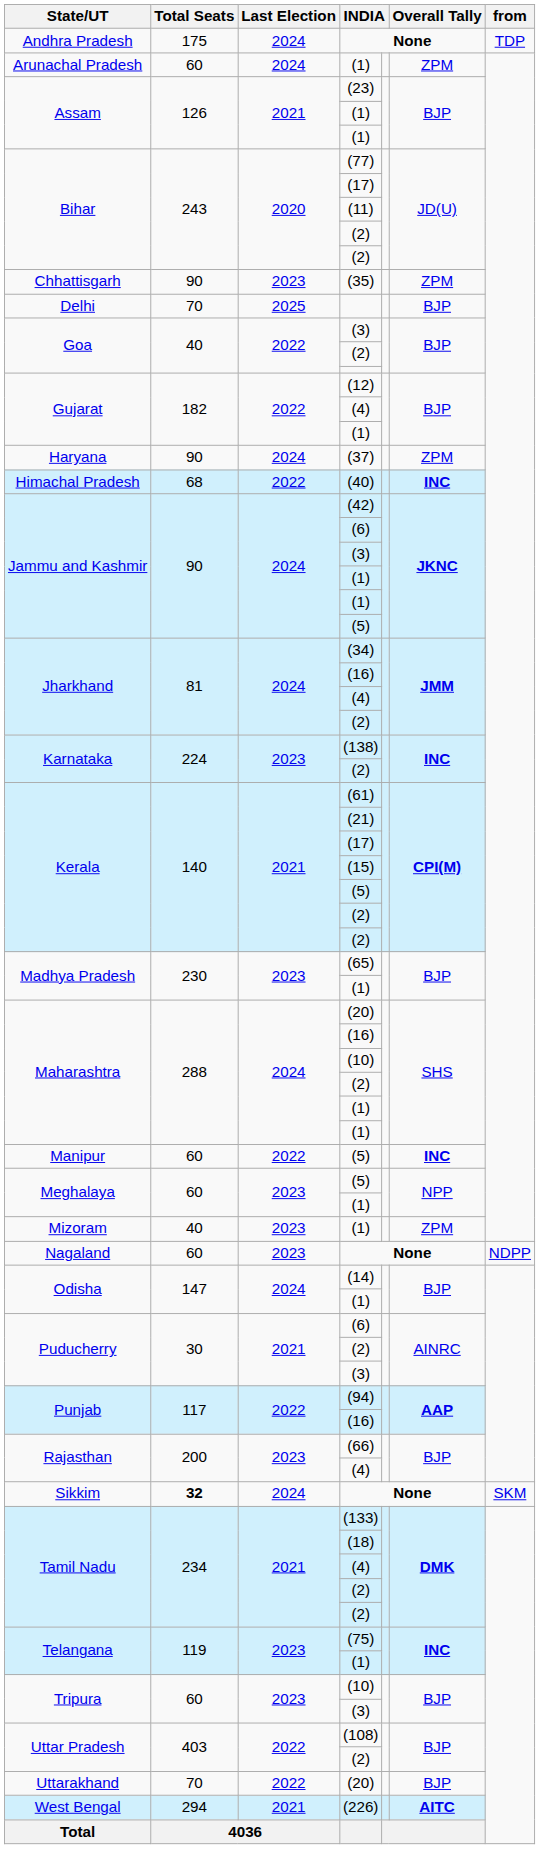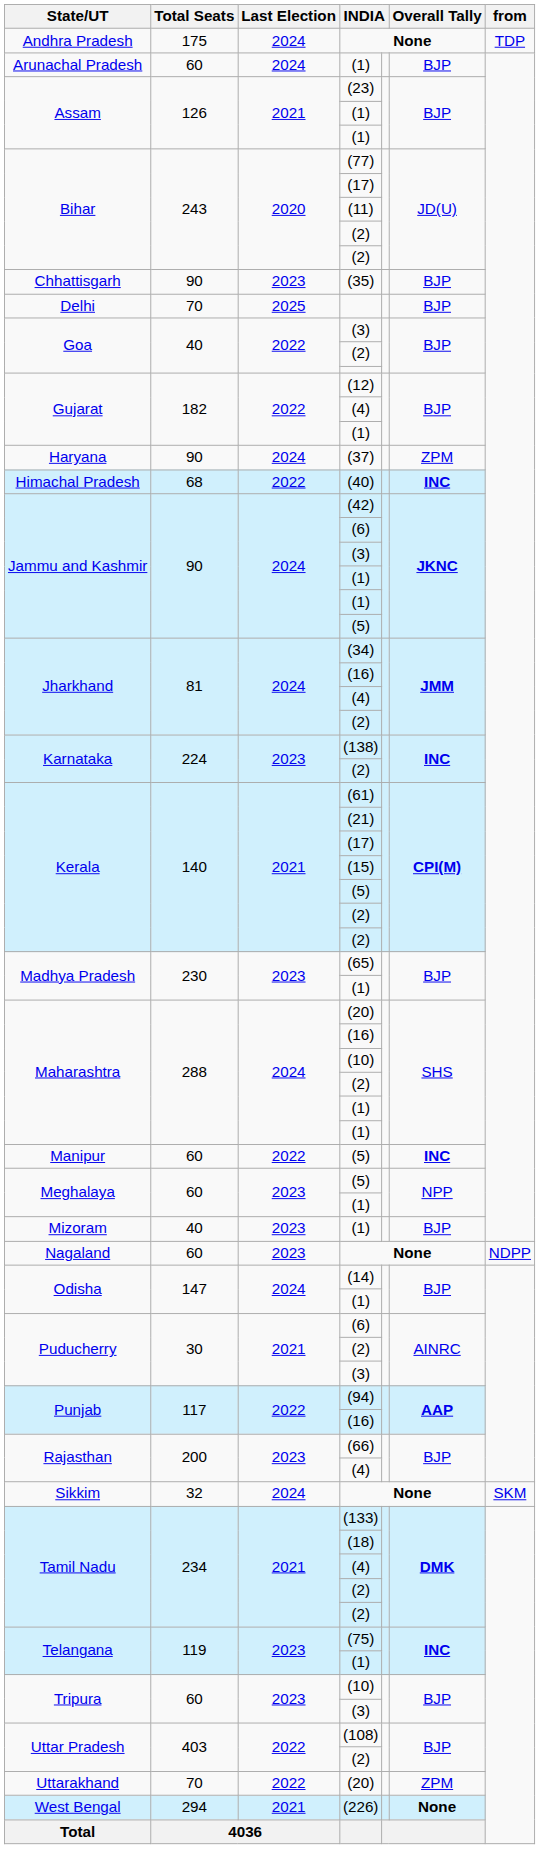(437, 64) ZPM -> (437, 64) BJP
(437, 281) ZPM -> (437, 281) BJP
(437, 1228) ZPM -> (437, 1228) BJP
(194, 1494) bold -> (194, 1494) normal
(437, 1783) BJP -> (437, 1783) ZPM
(437, 1807) AITC -> (437, 1807) None
